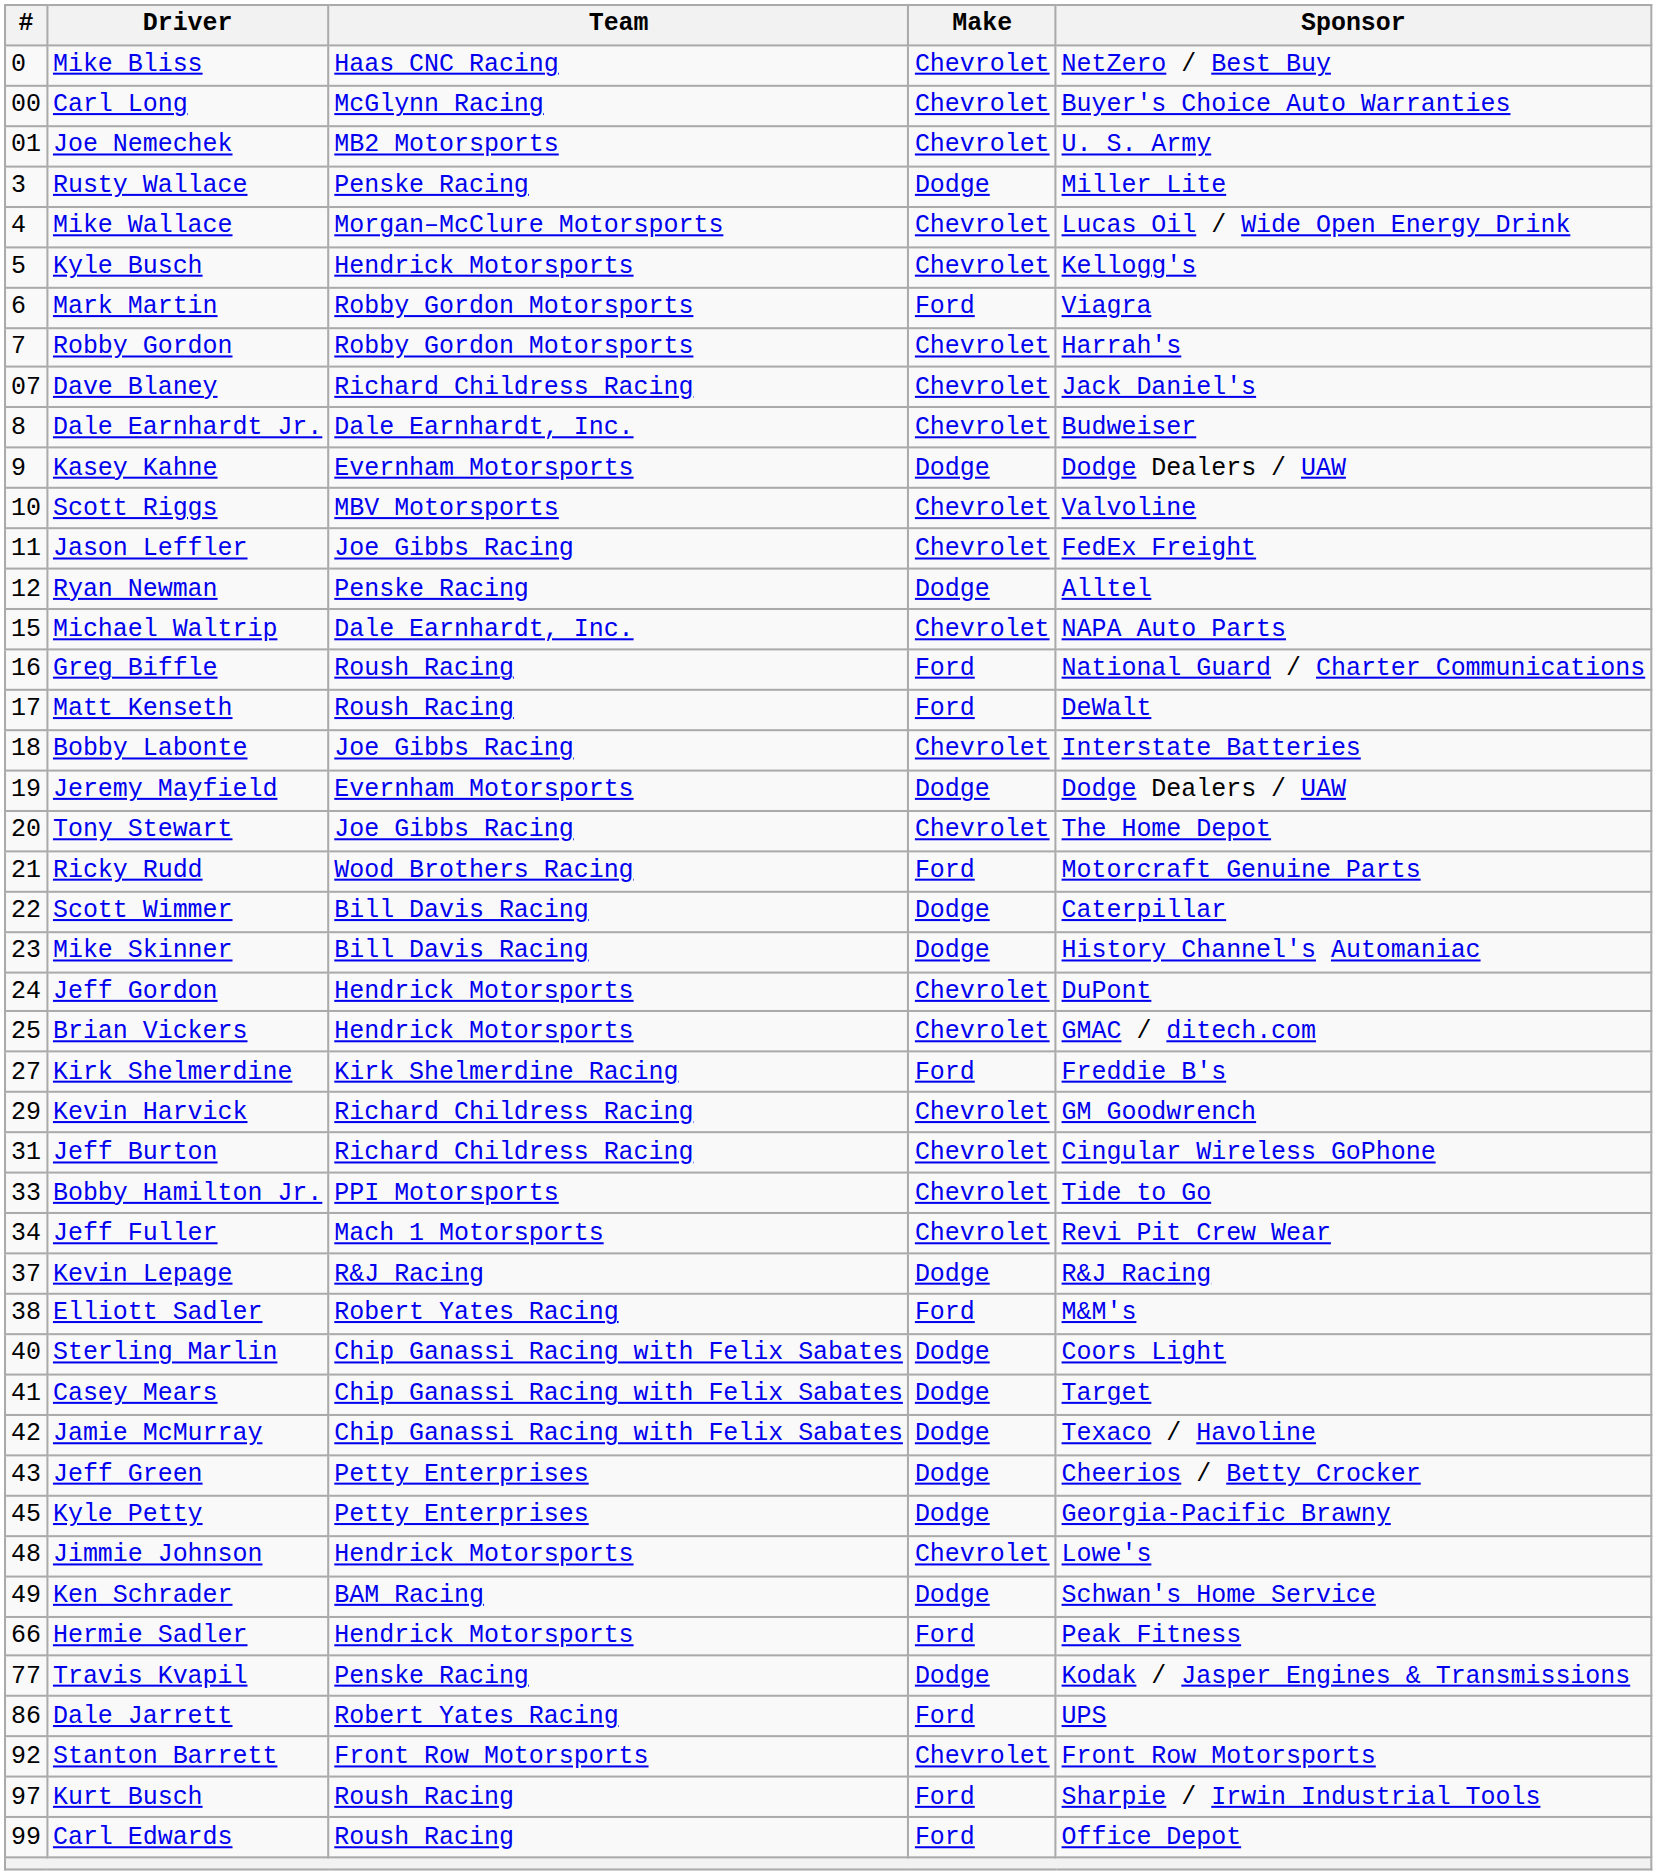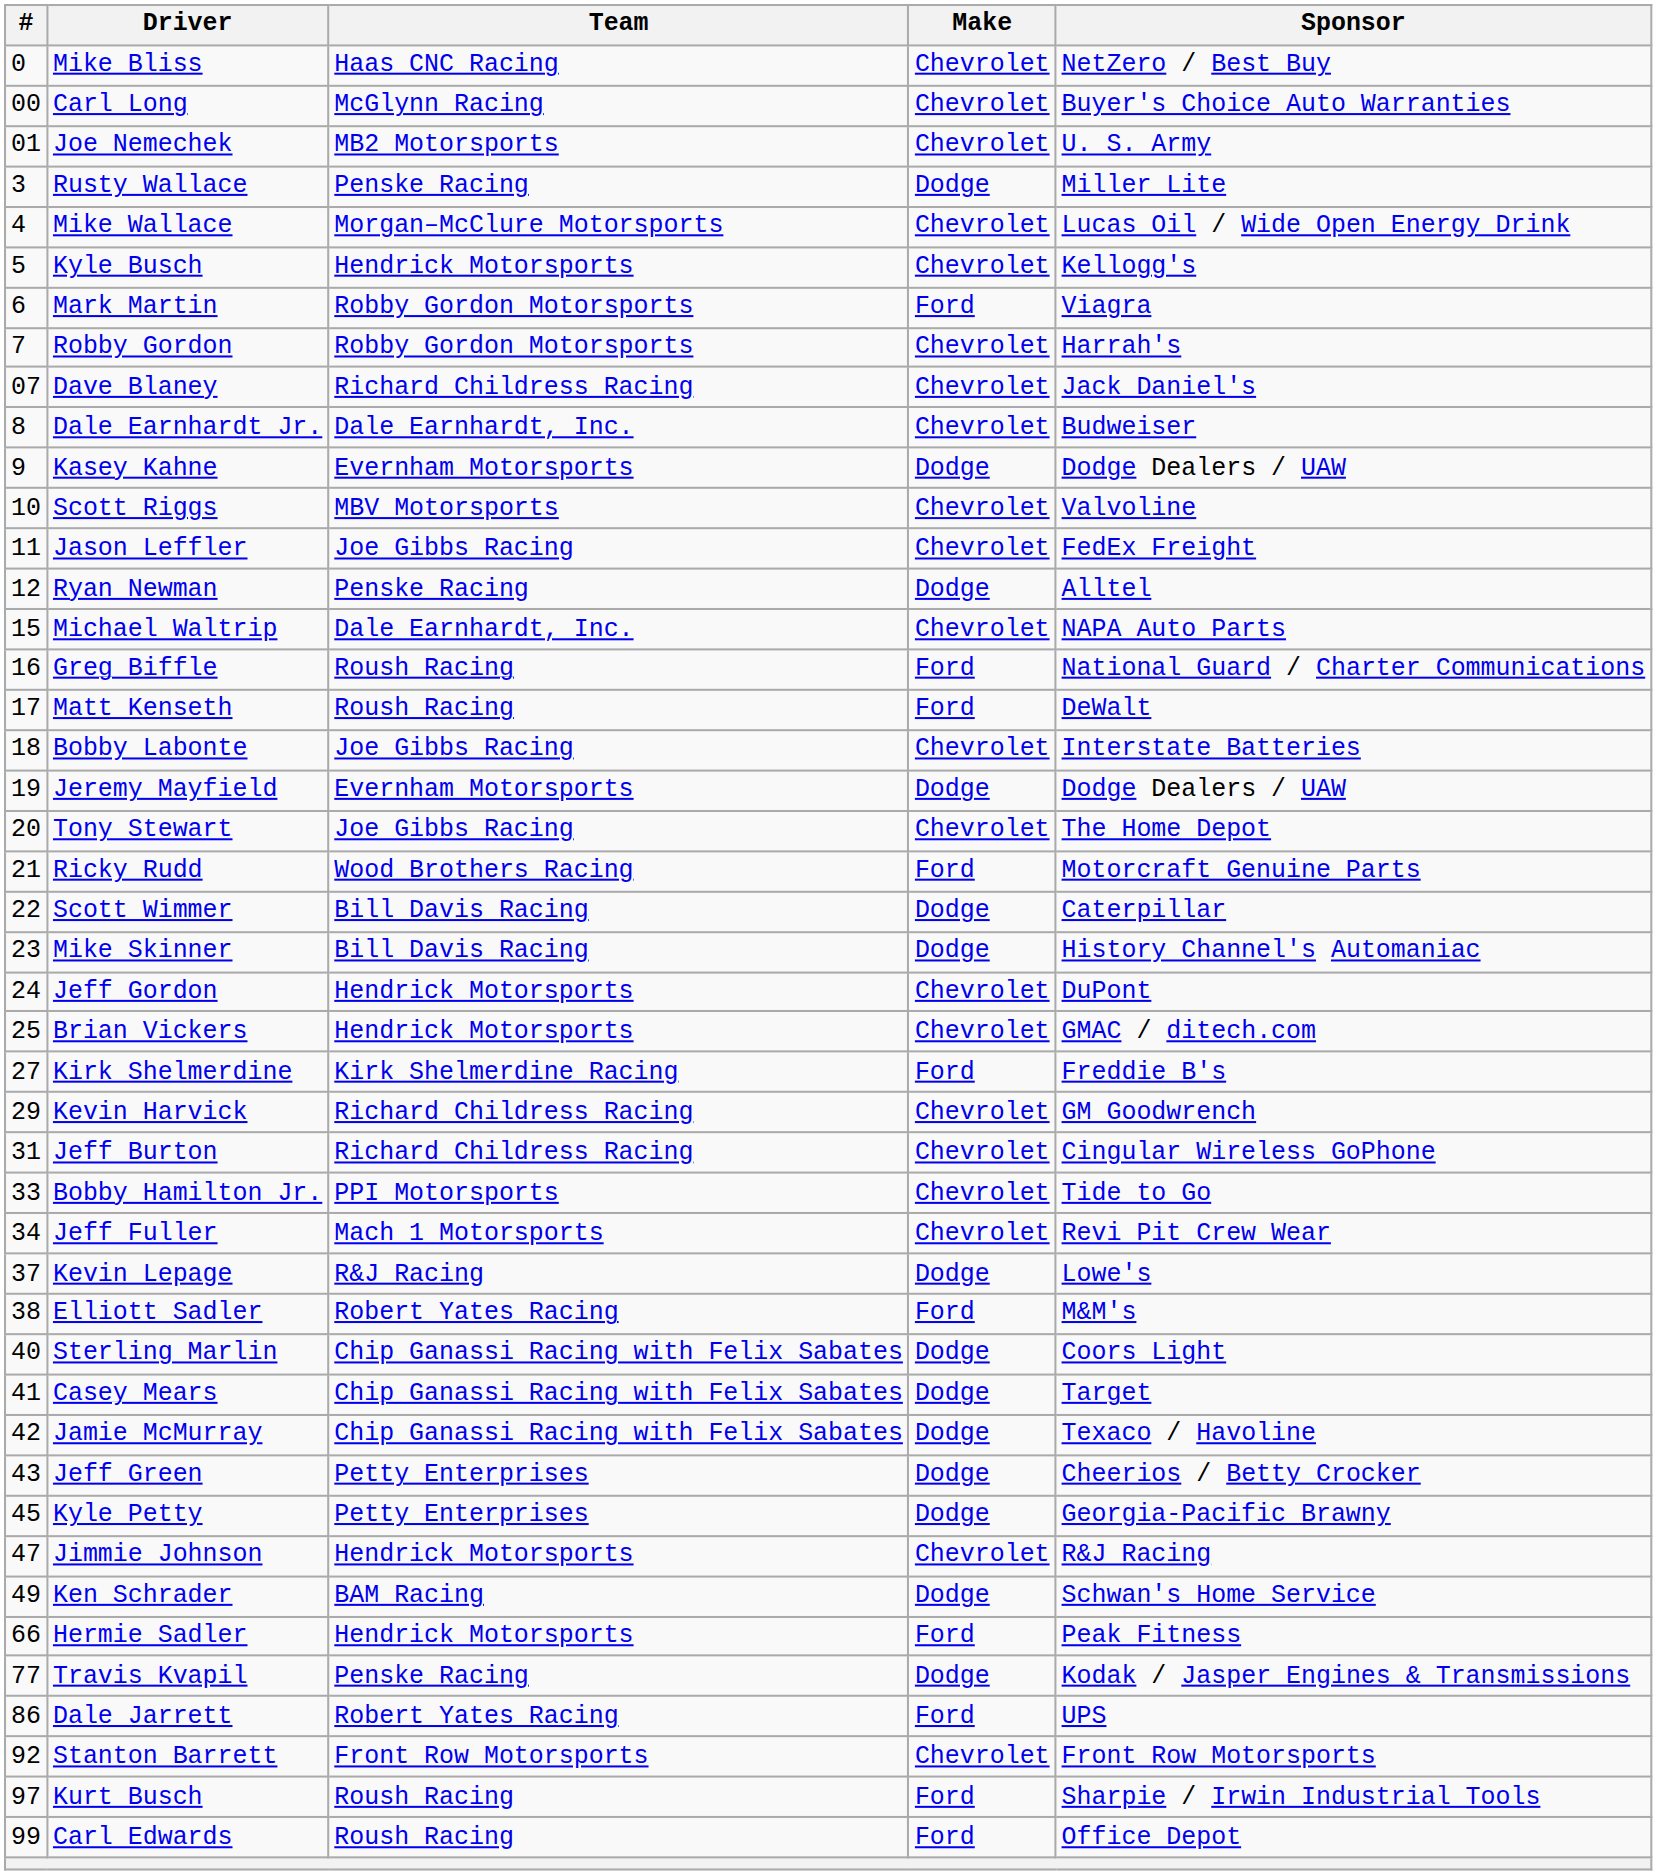(1136, 1274) R&J Racing -> (1106, 1274) Lowe's
(26, 1556) 48 -> (26, 1556) 47
(1106, 1556) Lowe's -> (1136, 1556) R&J Racing
